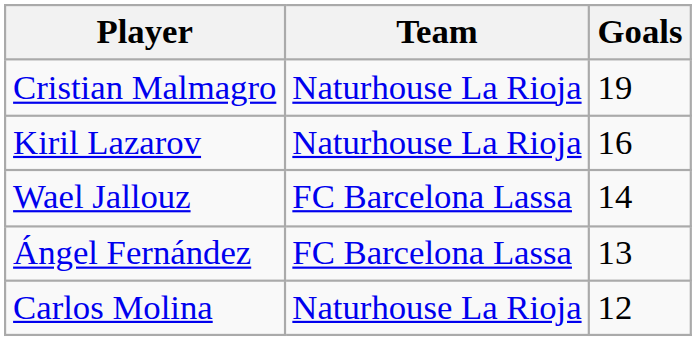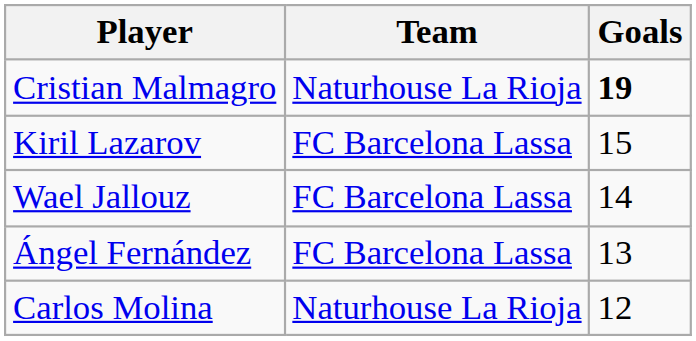(615, 87) normal -> (615, 87) bold
(437, 142) Naturhouse La Rioja -> (432, 142) FC Barcelona Lassa
(615, 142) 16 -> (615, 142) 15
